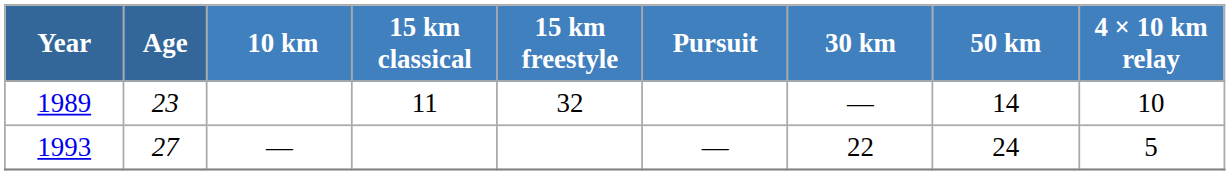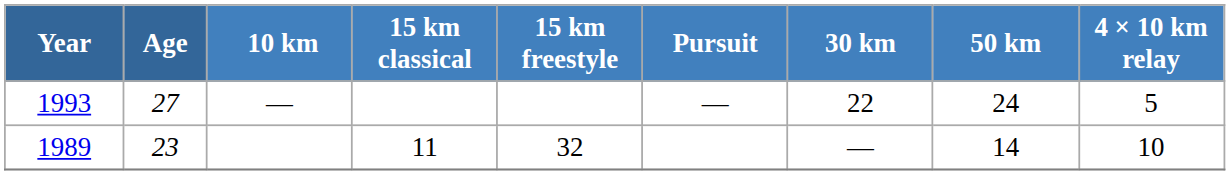rows swapped: (64, 103) <-> (64, 147)
